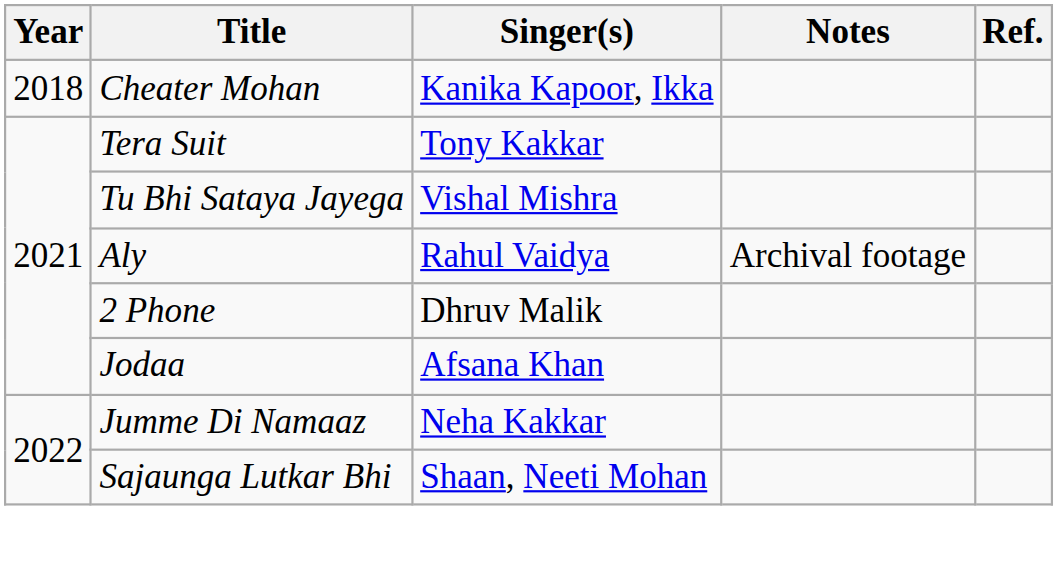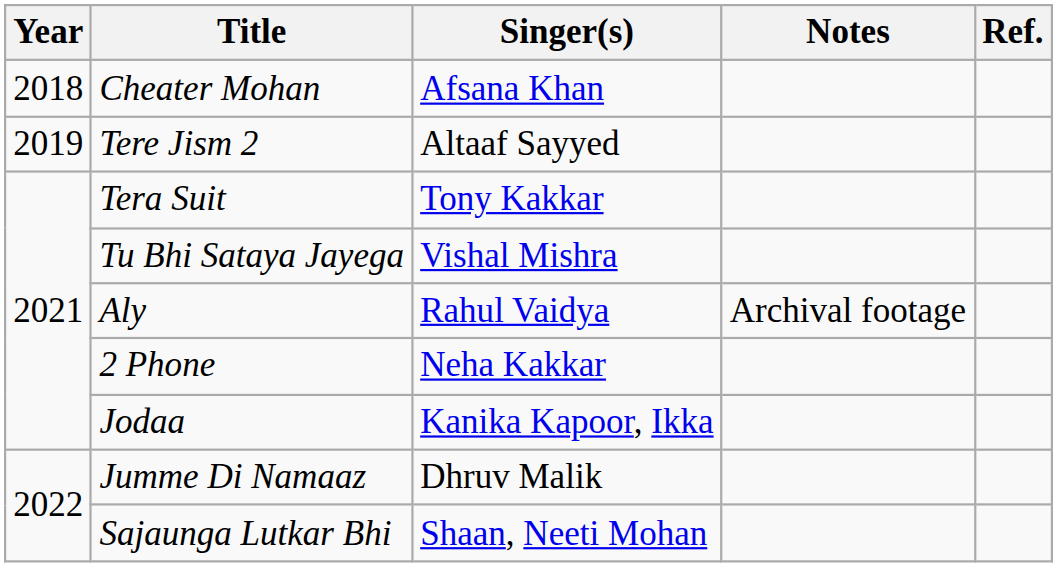(567, 87) Kanika Kapoor, Ikka -> (512, 87) Afsana Khan
+ row: (179, 143)
(511, 310) Dhruv Malik -> (513, 365) Neha Kakkar
(512, 365) Afsana Khan -> (567, 421) Kanika Kapoor, Ikka
(513, 421) Neha Kakkar -> (511, 476) Dhruv Malik
